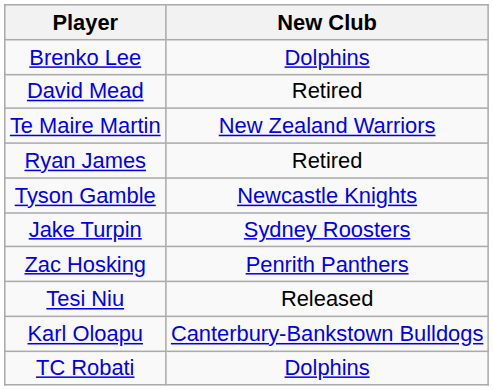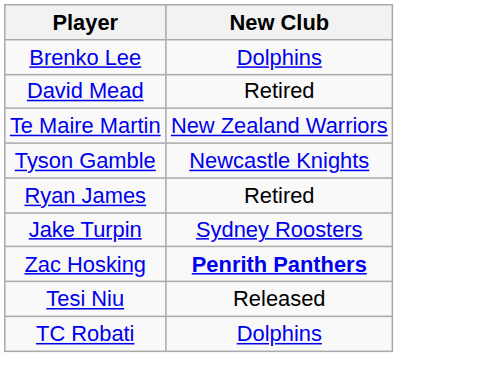rows swapped: (85, 161) <-> (85, 195)
(327, 265) normal -> (279, 265) bold
- row: (85, 334)
